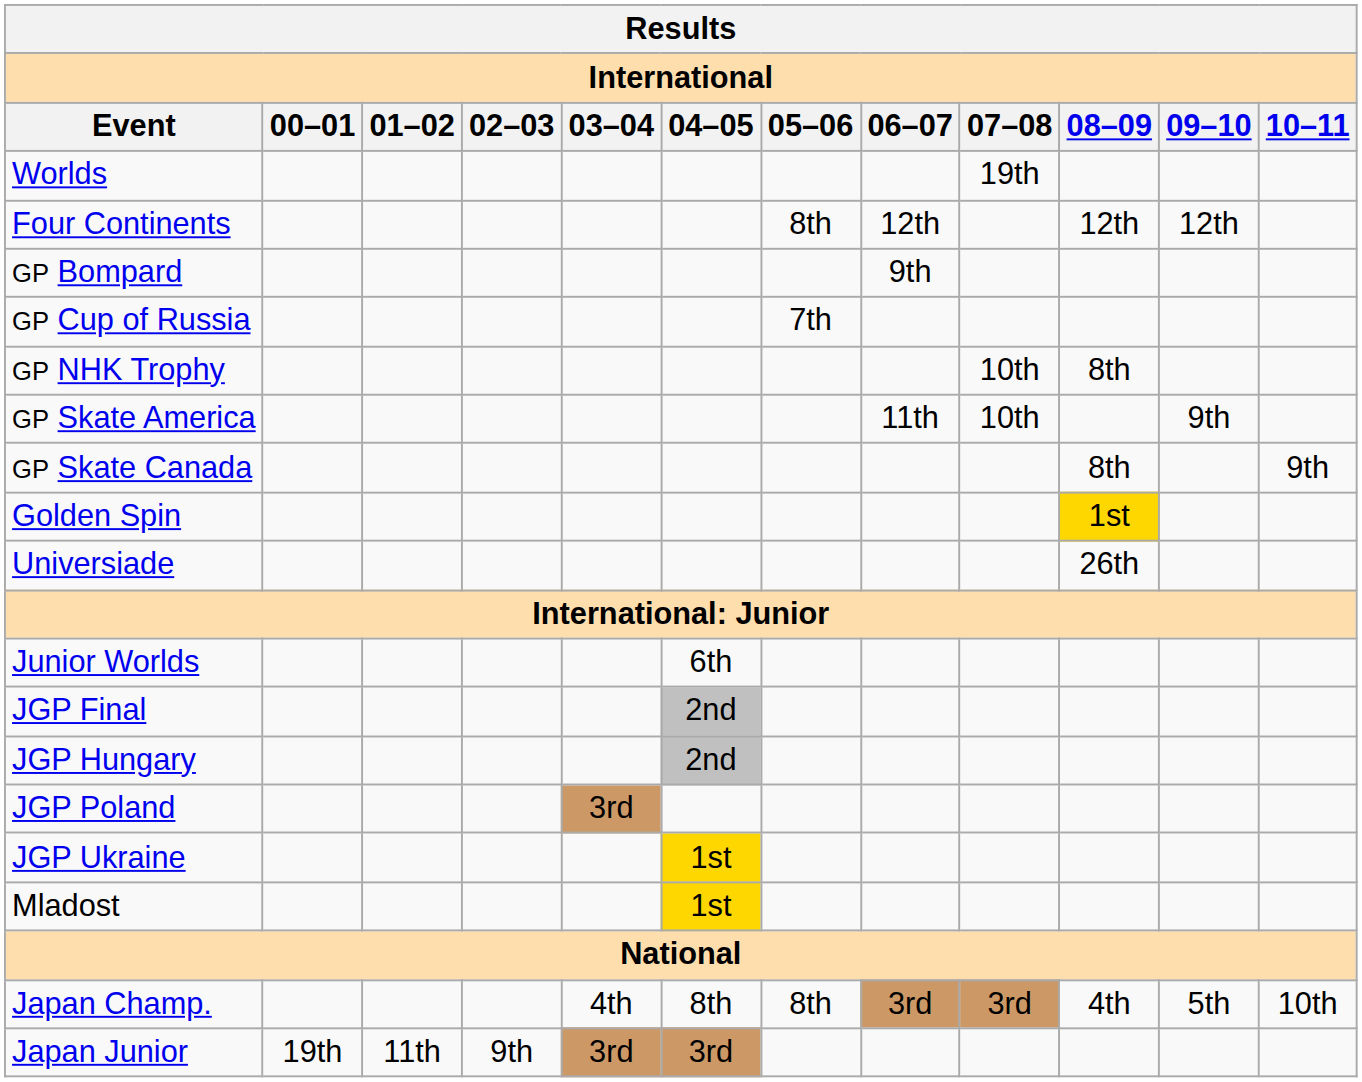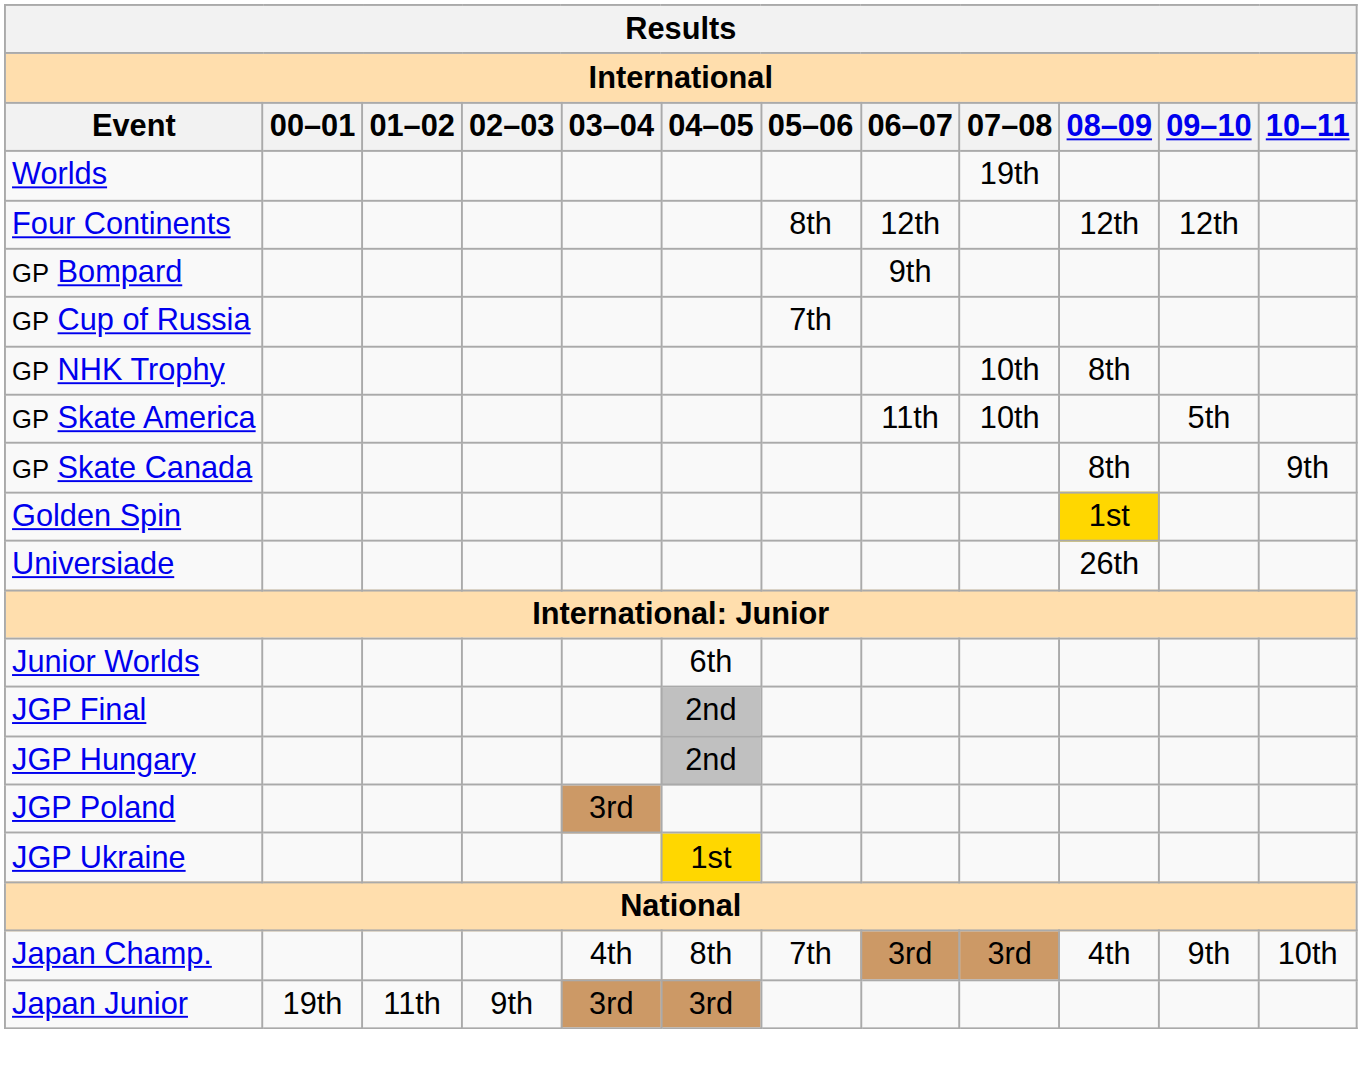(1209, 418) 9th -> (1209, 418) 5th
- row: (66, 905)
(811, 1003) 8th -> (811, 954) 7th
(1209, 1003) 5th -> (1209, 954) 9th
